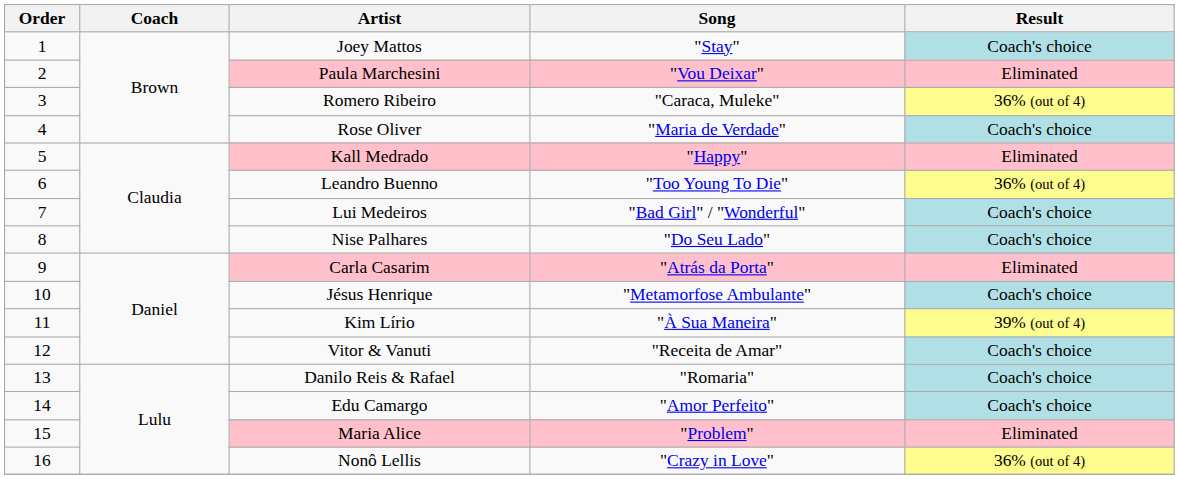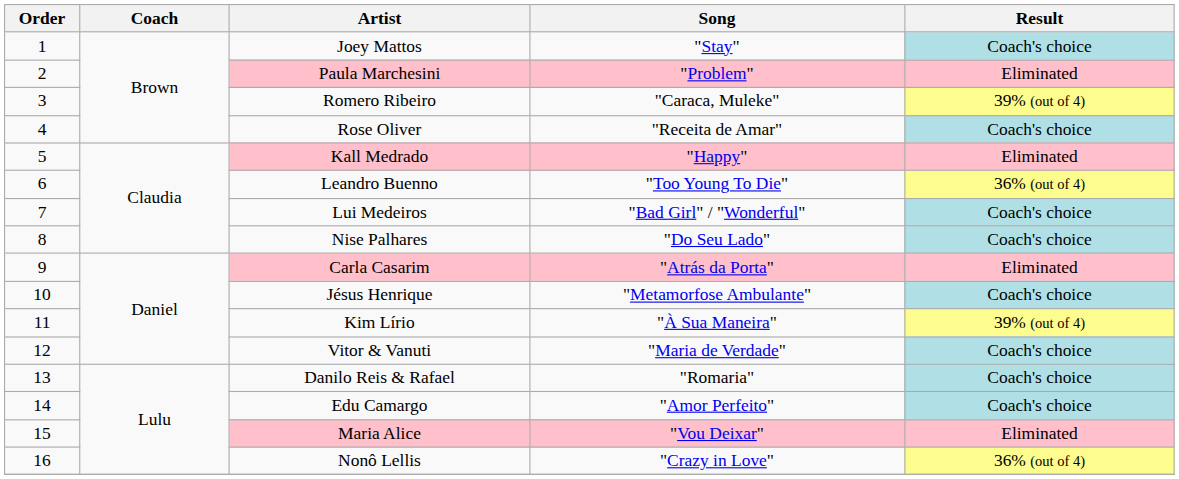(717, 73) "Vou Deixar" -> (717, 73) "Problem"
(1040, 101) 36% (out of 4) -> (1040, 101) 39% (out of 4)
(717, 128) "Maria de Verdade" -> (717, 128) "Receita de Amar"
(717, 350) "Receita de Amar" -> (717, 350) "Maria de Verdade"
(717, 433) "Problem" -> (717, 433) "Vou Deixar"
